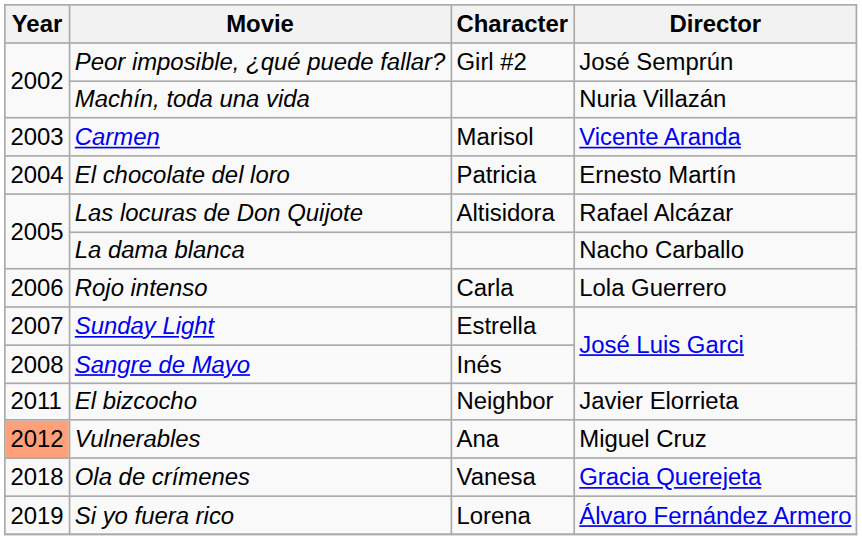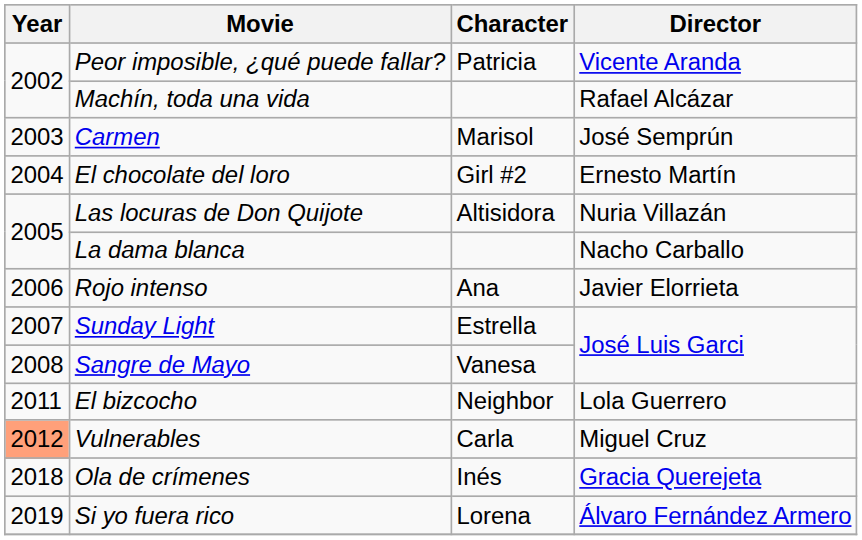(492, 62) Girl #2 -> (496, 62) Patricia
(656, 62) José Semprún -> (660, 62) Vicente Aranda
(653, 100) Nuria Villazán -> (656, 100) Rafael Alcázar
(660, 137) Vicente Aranda -> (656, 137) José Semprún
(496, 175) Patricia -> (492, 175) Girl #2
(656, 213) Rafael Alcázar -> (653, 213) Nuria Villazán
(485, 288) Carla -> (478, 288) Ana
(653, 288) Lola Guerrero -> (659, 288) Javier Elorrieta
(479, 364) Inés -> (496, 364) Vanesa
(659, 402) Javier Elorrieta -> (653, 402) Lola Guerrero
(478, 440) Ana -> (485, 440) Carla
(496, 477) Vanesa -> (479, 477) Inés
